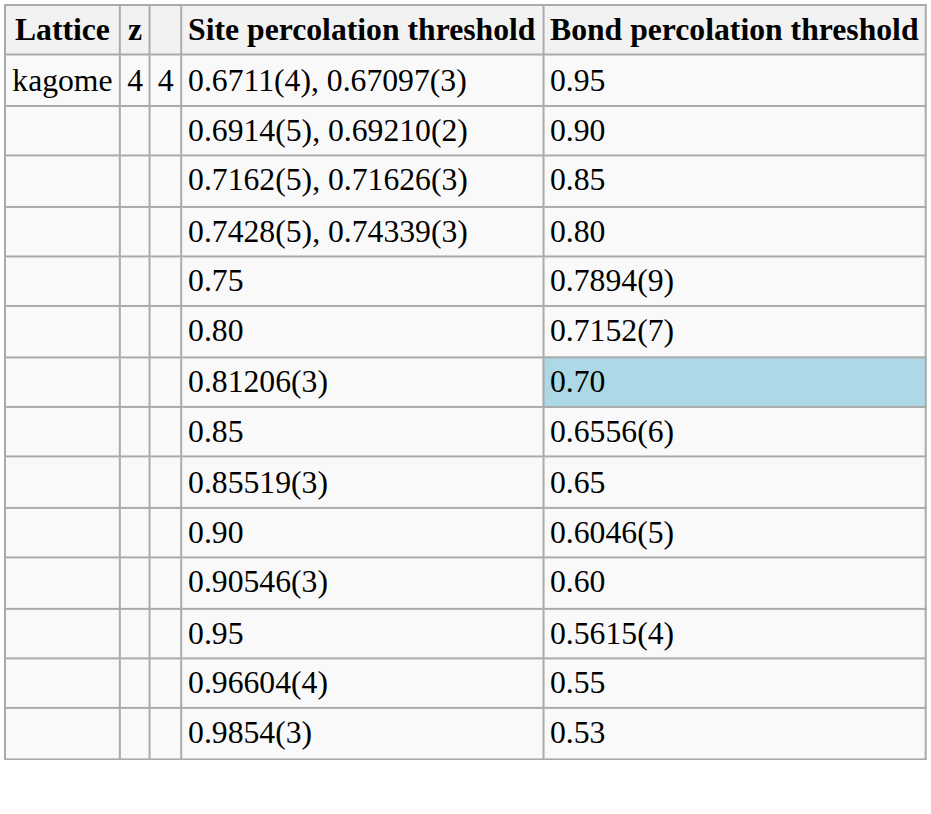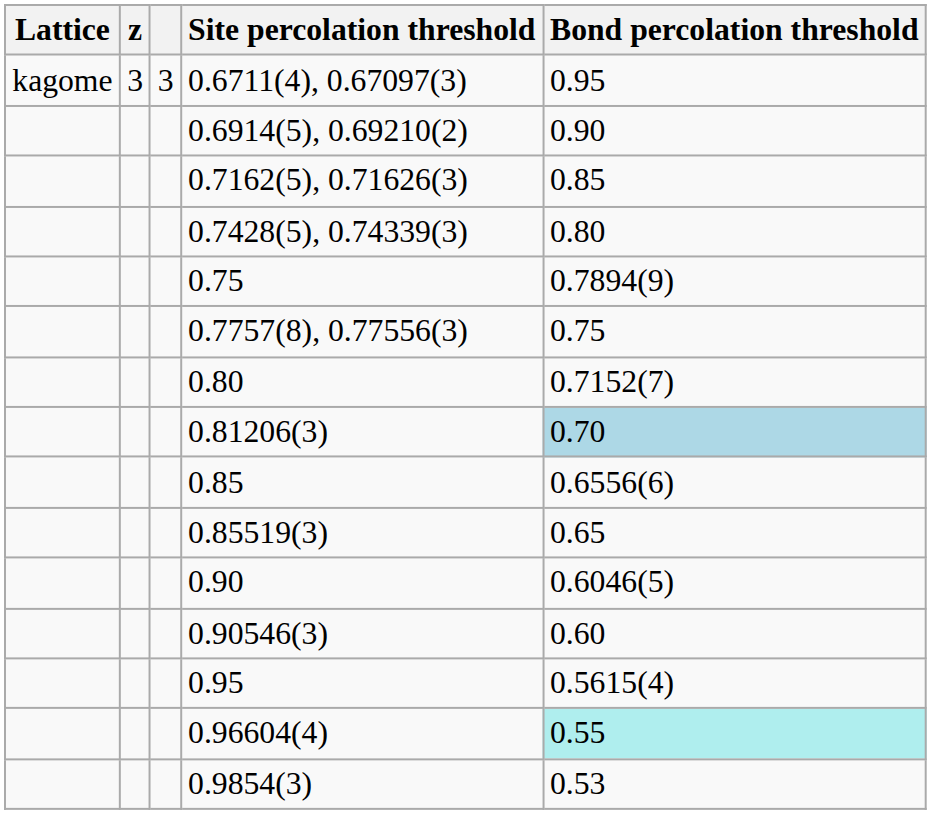(135, 79) 4 -> (135, 79) 3
(166, 79) 4 -> (166, 79) 3
+ row: (328, 331)
(578, 682) no background -> (578, 733) paleturquoise background
